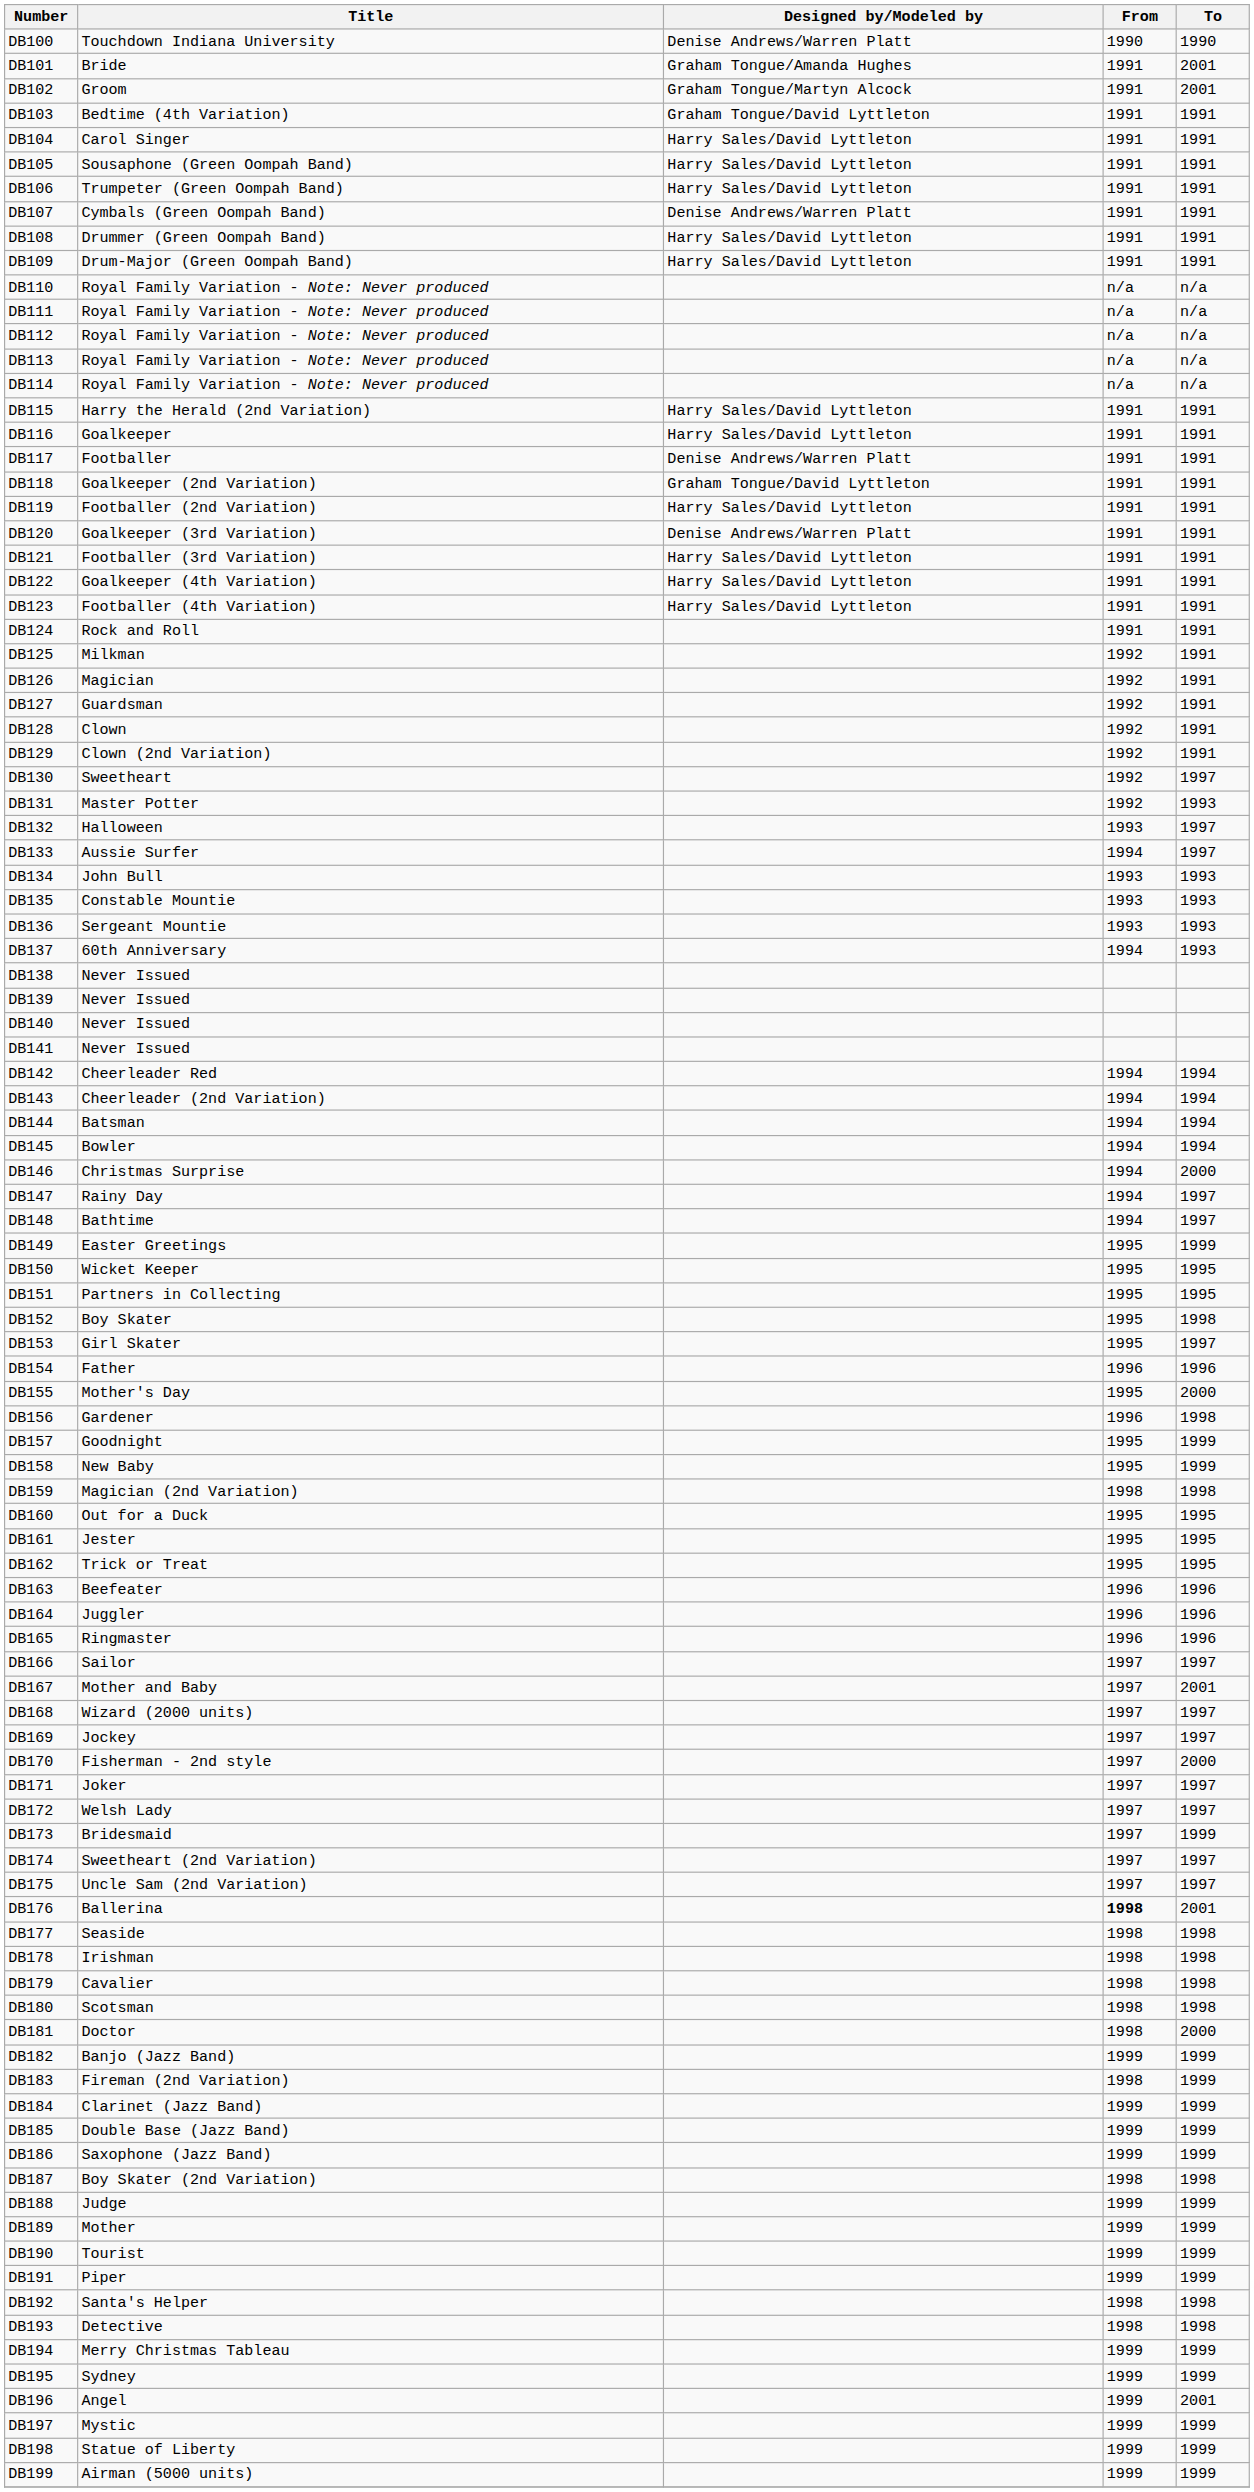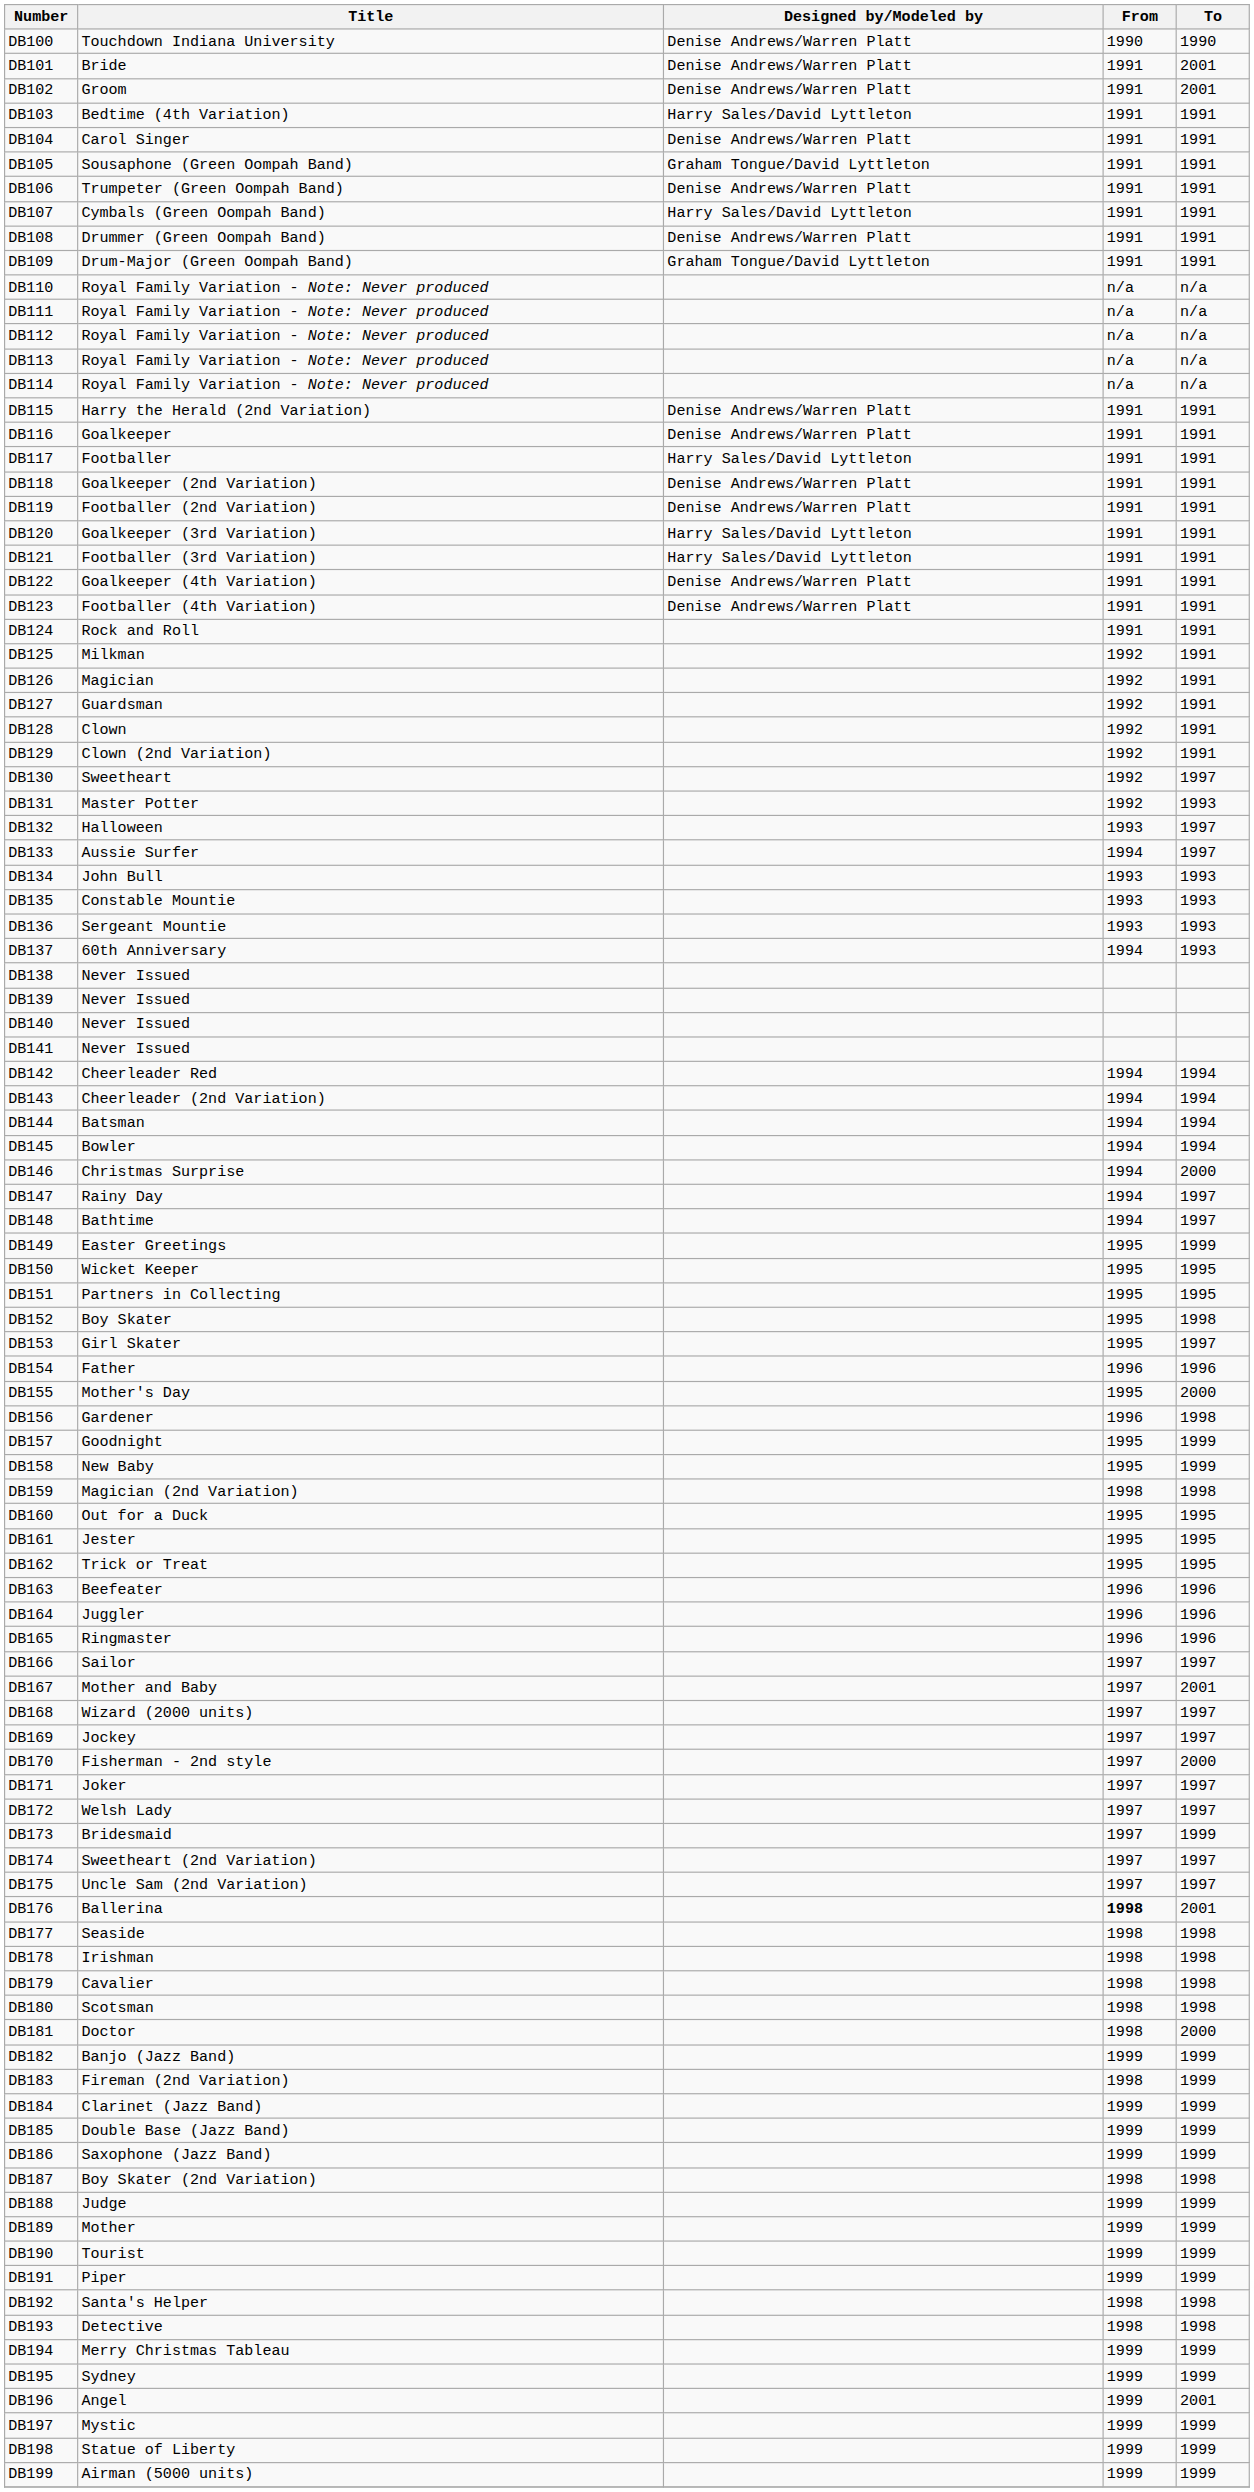(790, 66) Graham Tongue/Amanda Hughes -> (790, 66) Denise Andrews/Warren Platt
(790, 91) Graham Tongue/Martyn Alcock -> (790, 91) Denise Andrews/Warren Platt
(799, 115) Graham Tongue/David Lyttleton -> (790, 115) Harry Sales/David Lyttleton
(790, 140) Harry Sales/David Lyttleton -> (790, 140) Denise Andrews/Warren Platt
(790, 164) Harry Sales/David Lyttleton -> (799, 164) Graham Tongue/David Lyttleton
(790, 189) Harry Sales/David Lyttleton -> (790, 189) Denise Andrews/Warren Platt
(790, 213) Denise Andrews/Warren Platt -> (790, 213) Harry Sales/David Lyttleton
(790, 238) Harry Sales/David Lyttleton -> (790, 238) Denise Andrews/Warren Platt
(790, 263) Harry Sales/David Lyttleton -> (799, 263) Graham Tongue/David Lyttleton
(790, 410) Harry Sales/David Lyttleton -> (790, 410) Denise Andrews/Warren Platt
(790, 435) Harry Sales/David Lyttleton -> (790, 435) Denise Andrews/Warren Platt
(790, 459) Denise Andrews/Warren Platt -> (790, 459) Harry Sales/David Lyttleton
(799, 484) Graham Tongue/David Lyttleton -> (790, 484) Denise Andrews/Warren Platt
(790, 508) Harry Sales/David Lyttleton -> (790, 508) Denise Andrews/Warren Platt
(790, 533) Denise Andrews/Warren Platt -> (790, 533) Harry Sales/David Lyttleton
(790, 582) Harry Sales/David Lyttleton -> (790, 582) Denise Andrews/Warren Platt
(790, 607) Harry Sales/David Lyttleton -> (790, 607) Denise Andrews/Warren Platt
